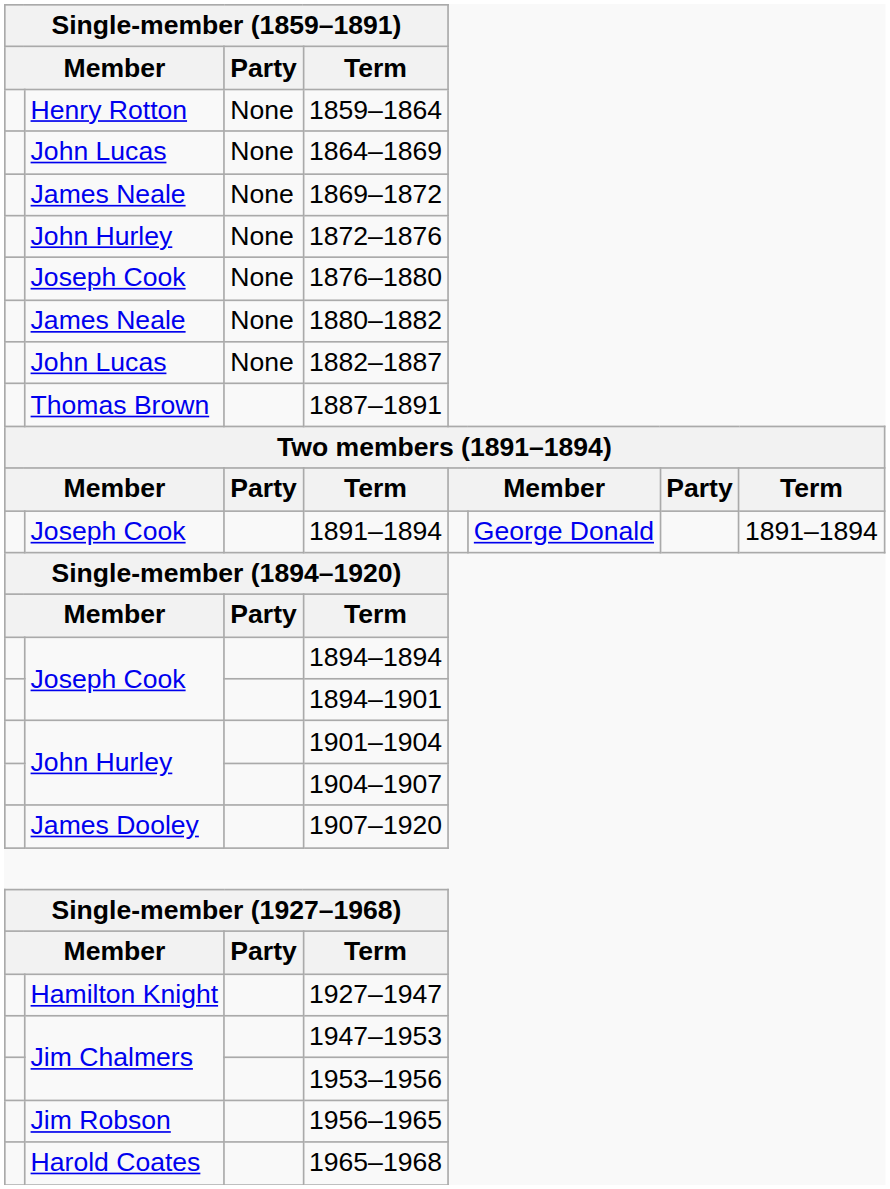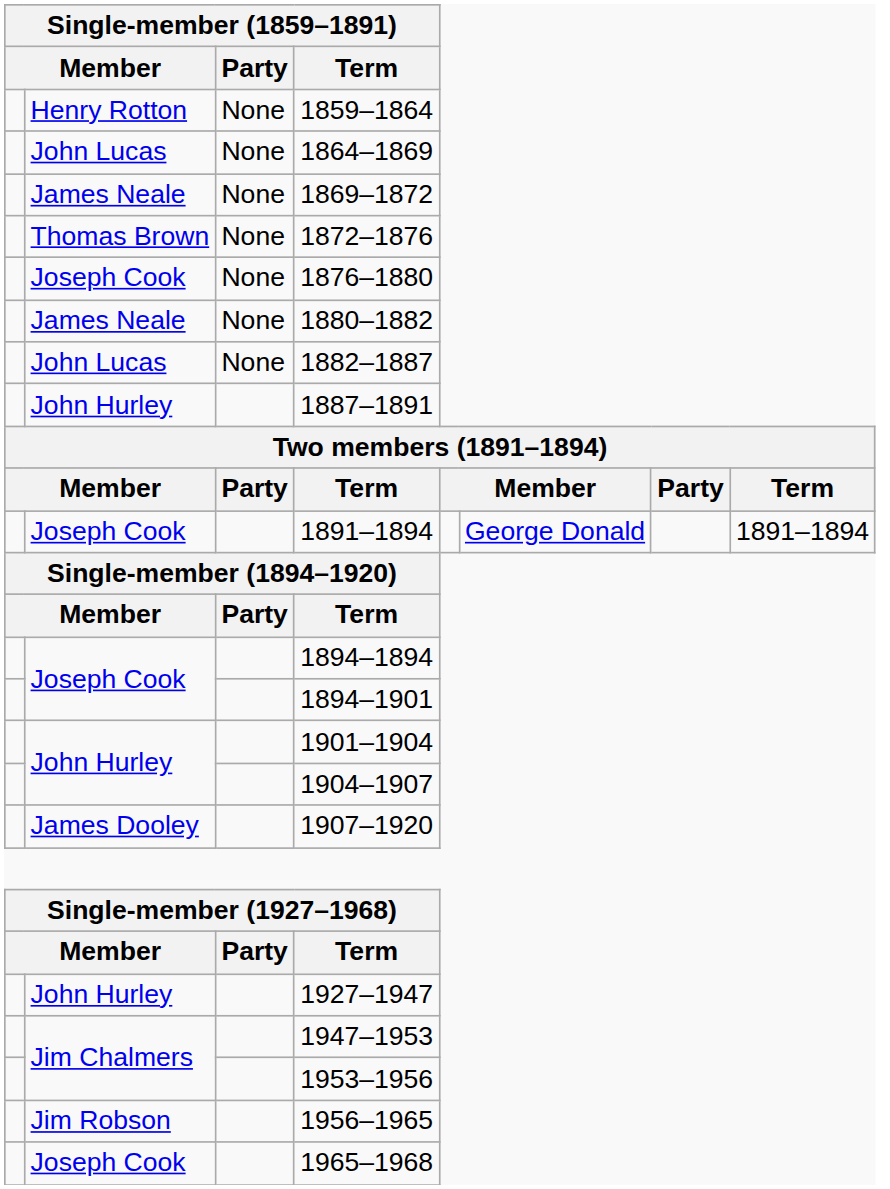(101, 236) John Hurley -> (120, 236) Thomas Brown
(120, 404) Thomas Brown -> (101, 404) John Hurley
(124, 994) Hamilton Knight -> (101, 994) John Hurley
(115, 1162) Harold Coates -> (108, 1162) Joseph Cook
